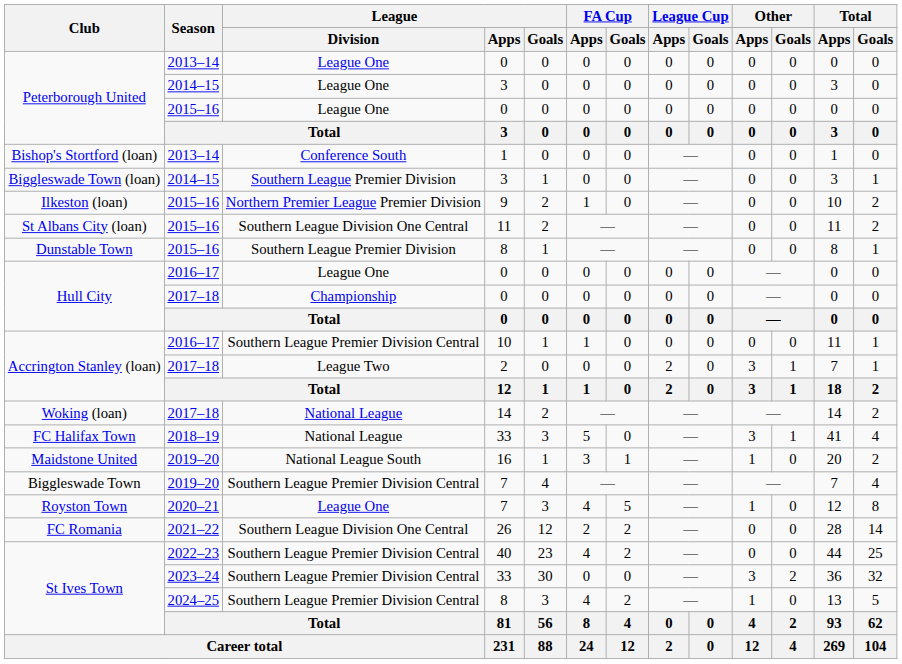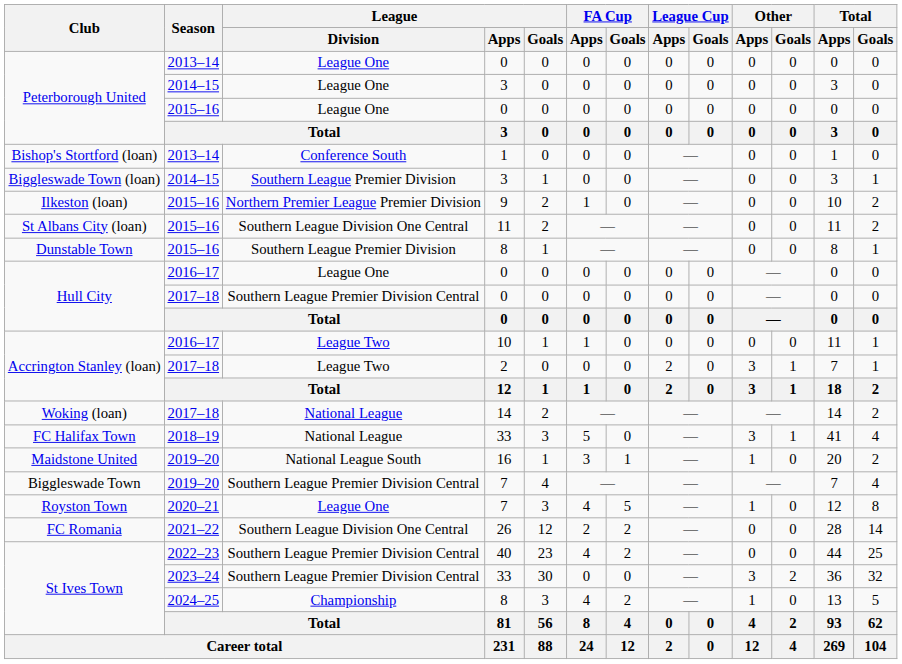(353, 296) Championship -> (353, 296) Southern League Premier Division Central
(353, 343) Southern League Premier Division Central -> (353, 343) League Two
(353, 599) Southern League Premier Division Central -> (353, 599) Championship
